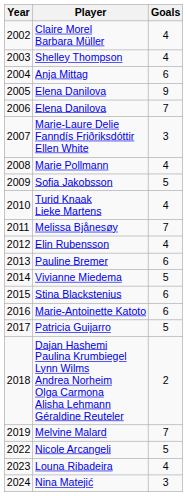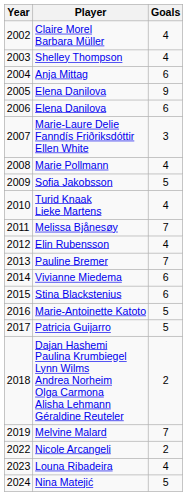(166, 108) 7 -> (166, 108) 6
(166, 261) 6 -> (166, 261) 7
(166, 278) 5 -> (166, 278) 6
(166, 311) 6 -> (166, 311) 5
(166, 449) 5 -> (166, 449) 2
(166, 483) 3 -> (166, 483) 5
